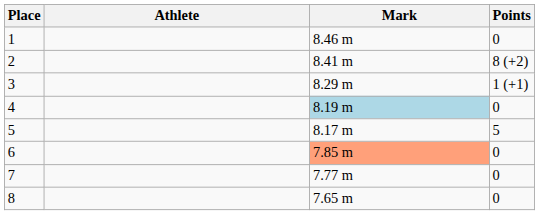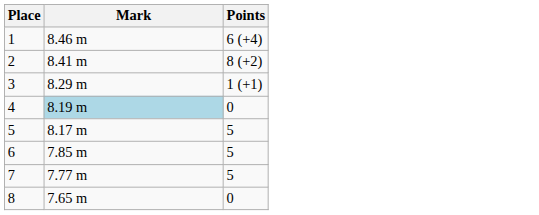- column: (177, 15)
(496, 38) 0 -> (244, 38) 6 (+4)
(333, 152) lightsalmon background -> (67, 152) no background
(496, 152) 0 -> (230, 152) 5
(496, 175) 0 -> (230, 175) 5
